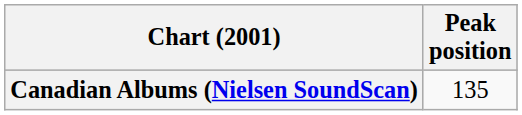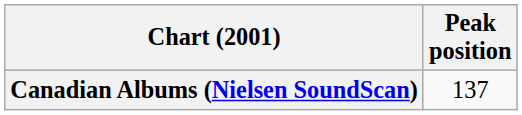(470, 89) 135 -> (470, 89) 137
